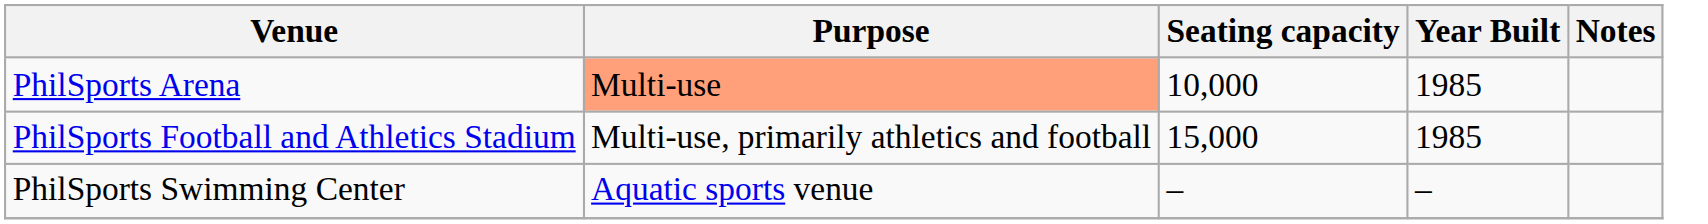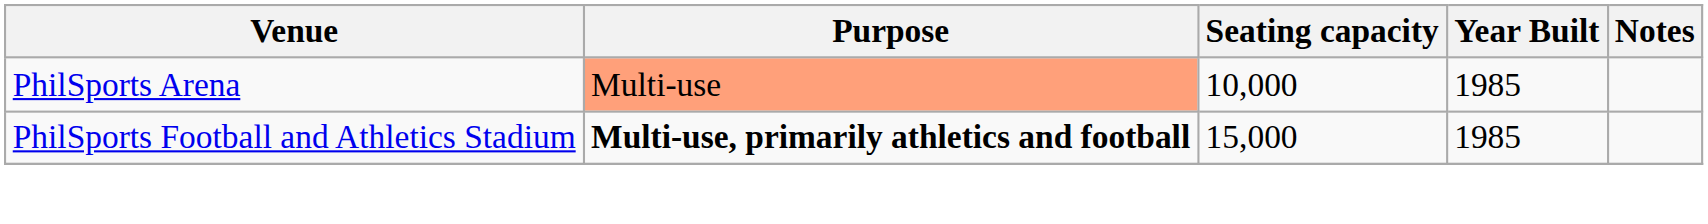(871, 137) normal -> (891, 137) bold
- row: (209, 190)
